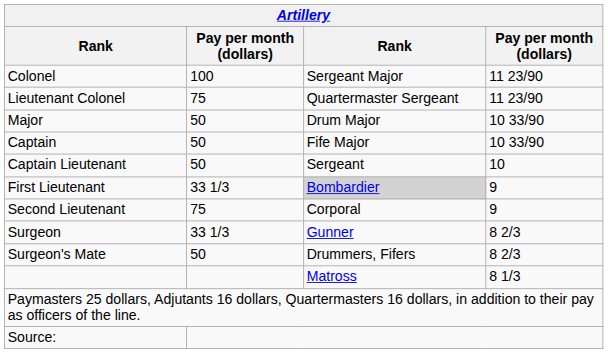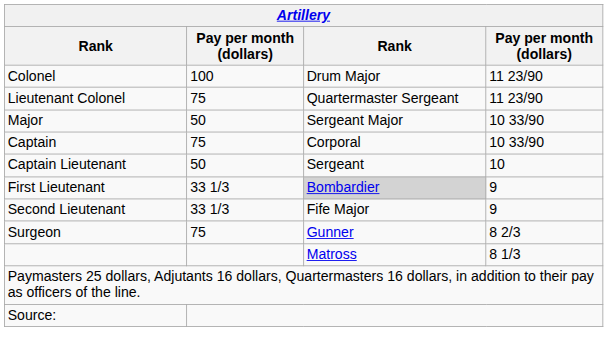(355, 76) Sergeant Major -> (343, 76) Drum Major
(343, 120) Drum Major -> (355, 120) Sergeant Major
(198, 143) 50 -> (198, 143) 75
(338, 143) Fife Major -> (334, 143) Corporal
(198, 210) 75 -> (210, 210) 33 1/3
(334, 210) Corporal -> (338, 210) Fife Major
(210, 232) 33 1/3 -> (198, 232) 75
- row: (57, 254)
